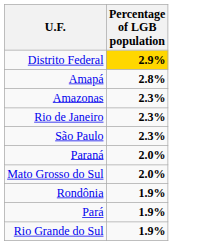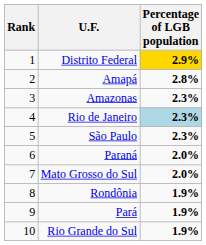+ column: (21, 27)
(152, 117) no background -> (185, 117) lightblue background
